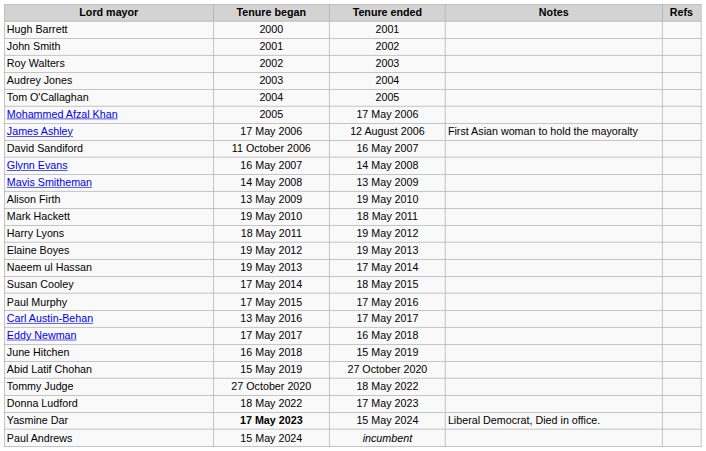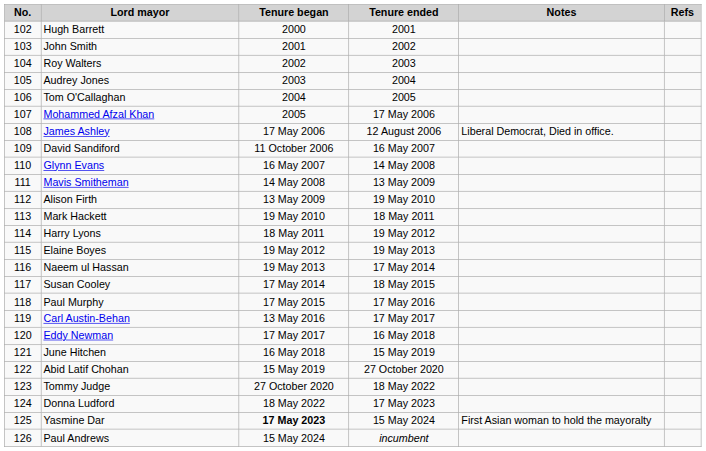+ column: (23, 13)
(543, 132) First Asian woman to hold the mayoralty -> (537, 132) Liberal Democrat, Died in office.
(524, 421) Liberal Democrat, Died in office. -> (556, 421) First Asian woman to hold the mayoralty
